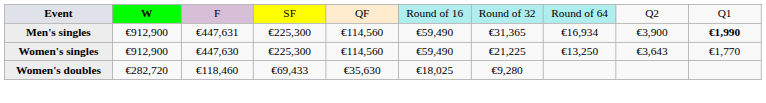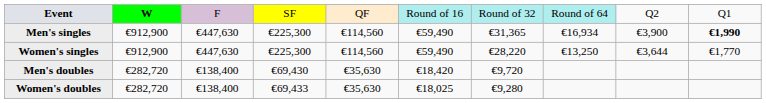(217, 33) €447,631 -> (217, 33) €447,630
(507, 51) €21,225 -> (507, 51) €28,220
(652, 51) €3,643 -> (652, 51) €3,644
+ row: (58, 70)
(217, 70) €118,460 -> (217, 89) €138,400
